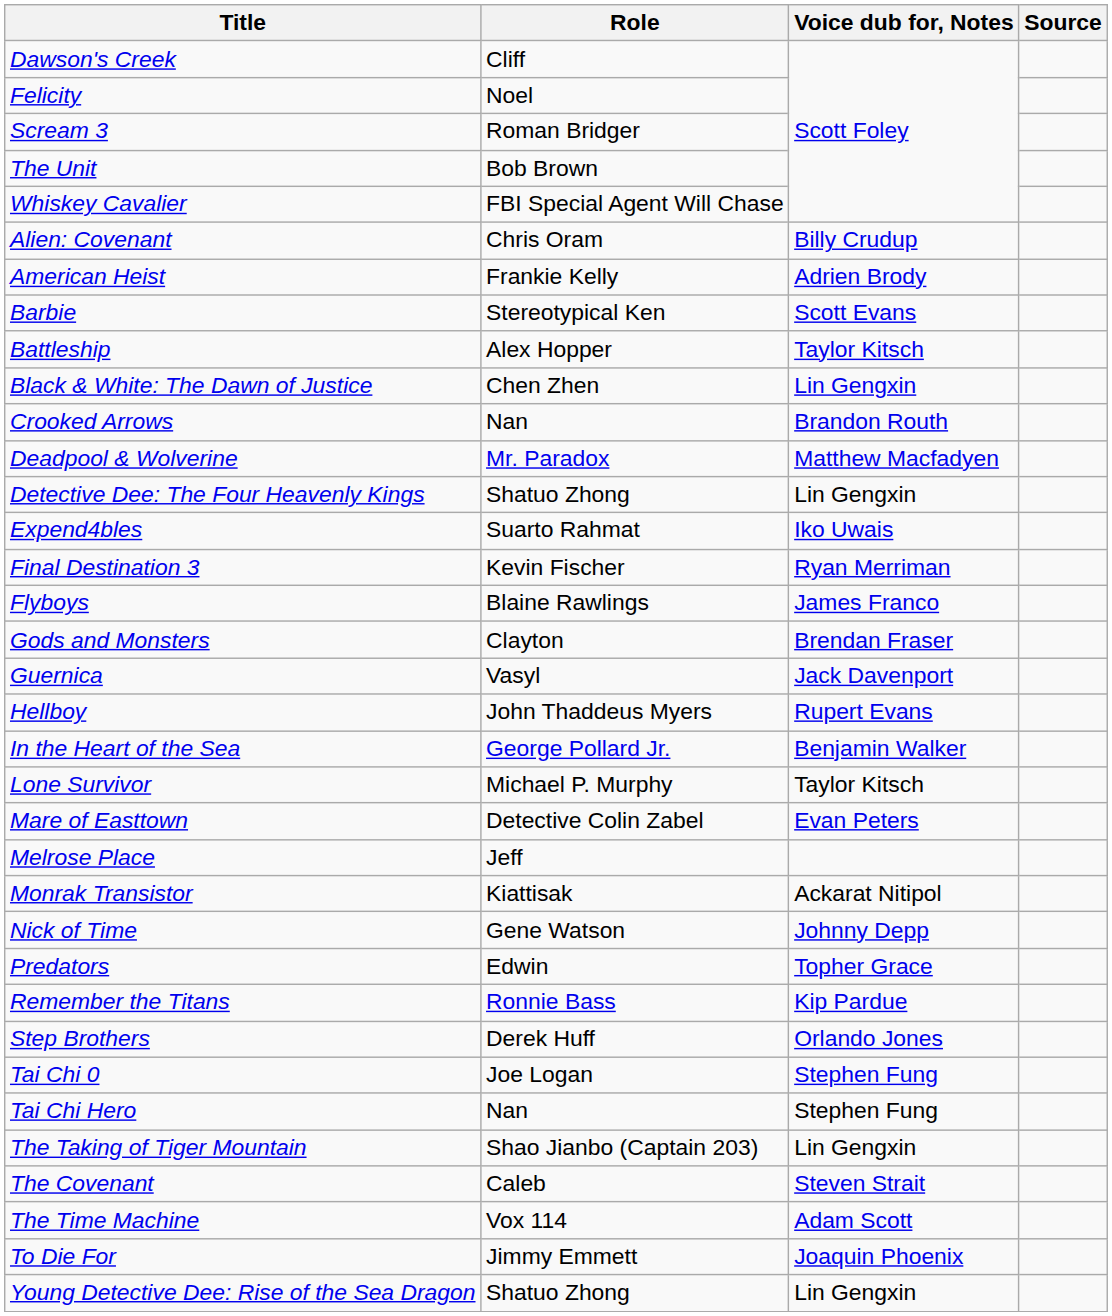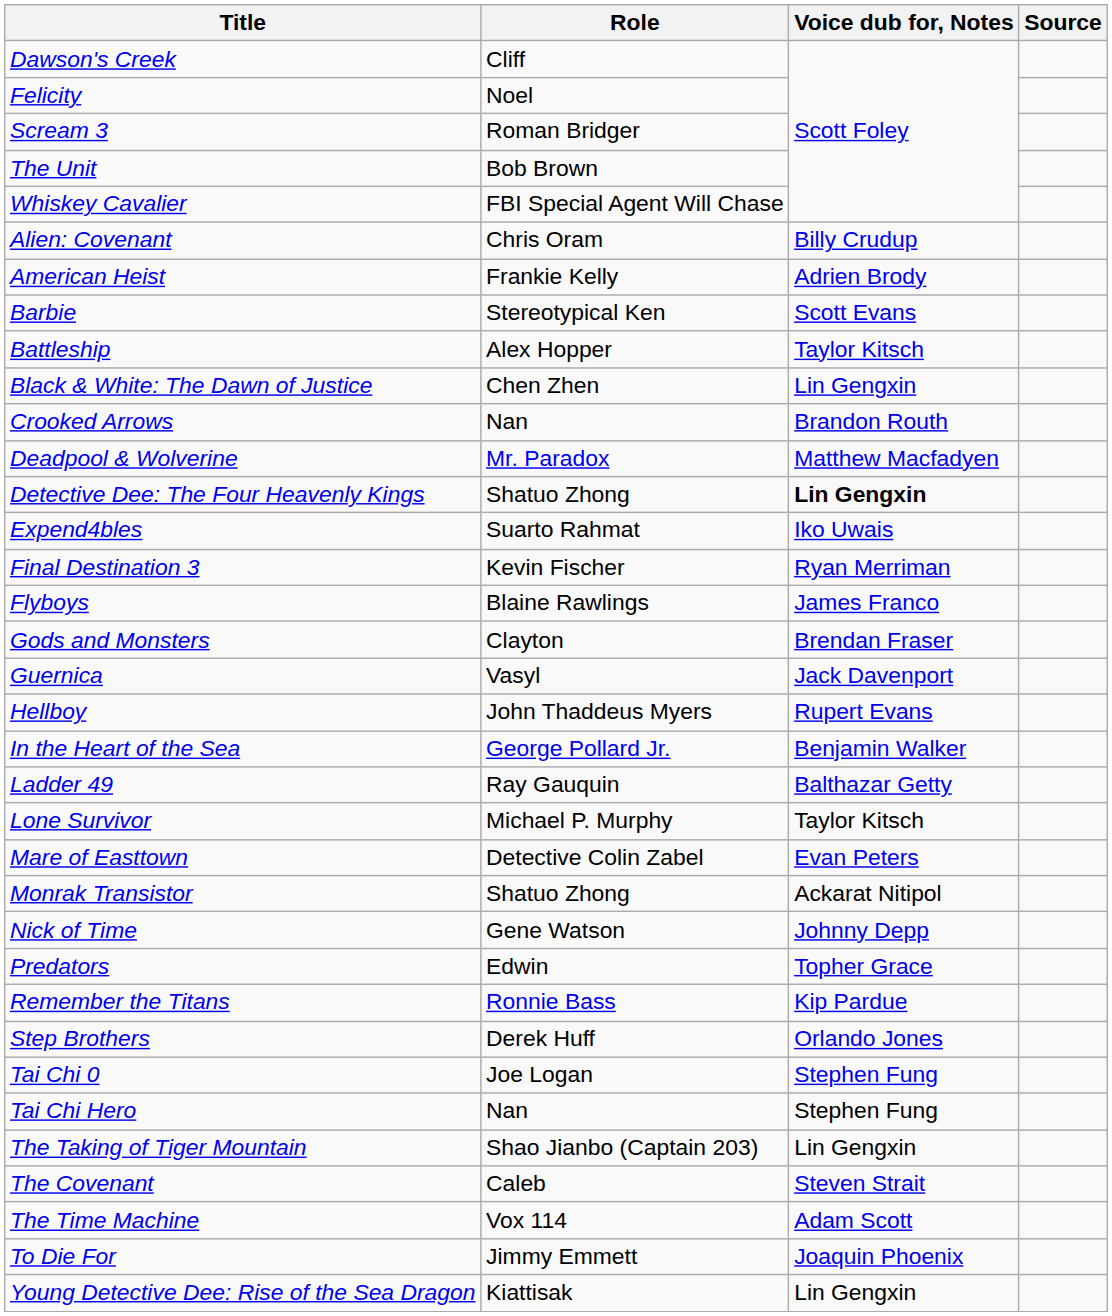(855, 494) normal -> (860, 494) bold
+ row: (62, 784)
- row: (82, 857)
(529, 893) Kiattisak -> (558, 893) Shatuo Zhong
(558, 1292) Shatuo Zhong -> (529, 1292) Kiattisak
